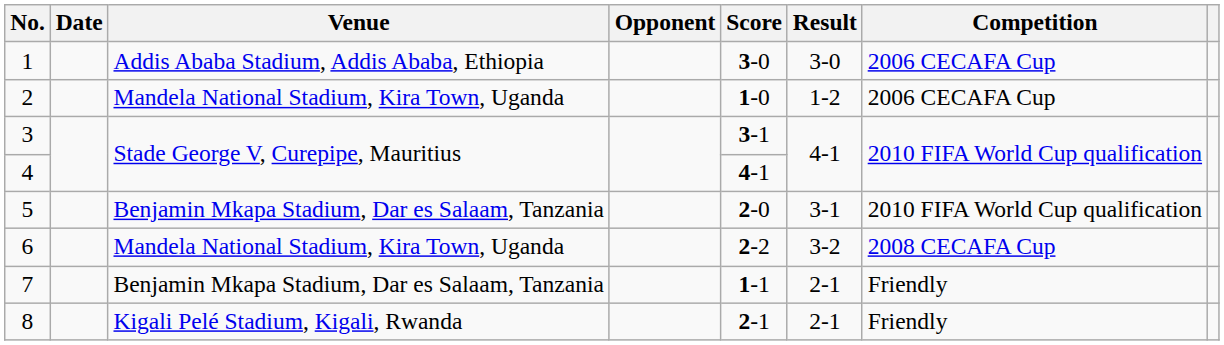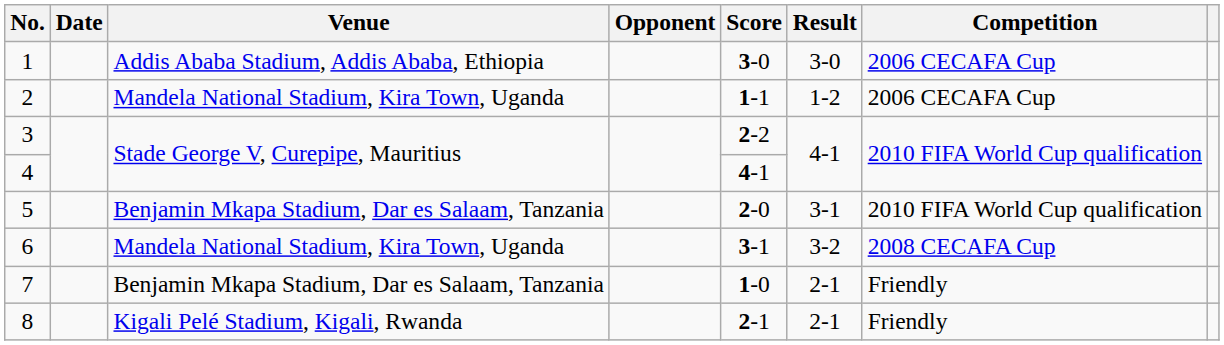(754, 97) 1-0 -> (754, 97) 1-1
(754, 135) 3-1 -> (754, 135) 2-2
(754, 246) 2-2 -> (754, 246) 3-1
(754, 284) 1-1 -> (754, 284) 1-0
